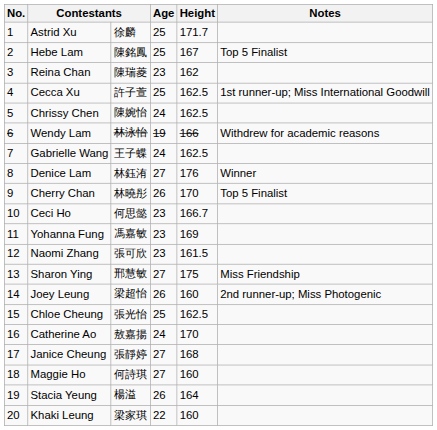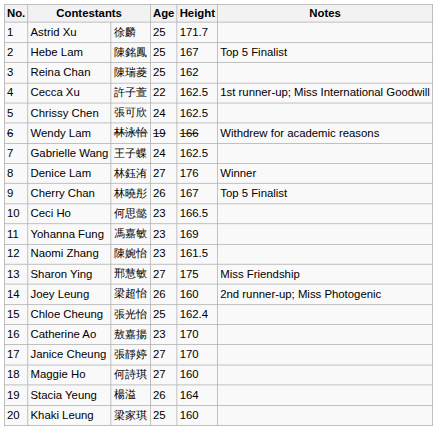(159, 72) 23 -> (159, 72) 25
(159, 93) 25 -> (159, 93) 22
(131, 112) 陳婉怡 -> (131, 112) 張可欣
(189, 193) 170 -> (189, 193) 167
(194, 213) 166.7 -> (194, 213) 166.5
(131, 253) 張可欣 -> (131, 253) 陳婉怡
(194, 314) 162.5 -> (194, 314) 162.4
(159, 334) 24 -> (159, 334) 23
(189, 354) 168 -> (189, 354) 170
(159, 415) 22 -> (159, 415) 25
